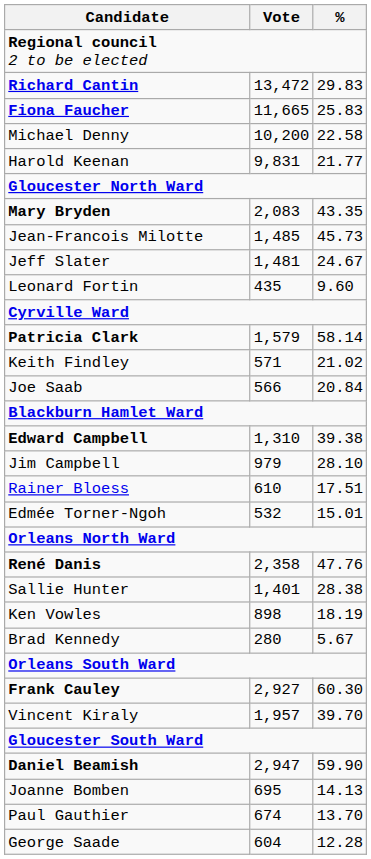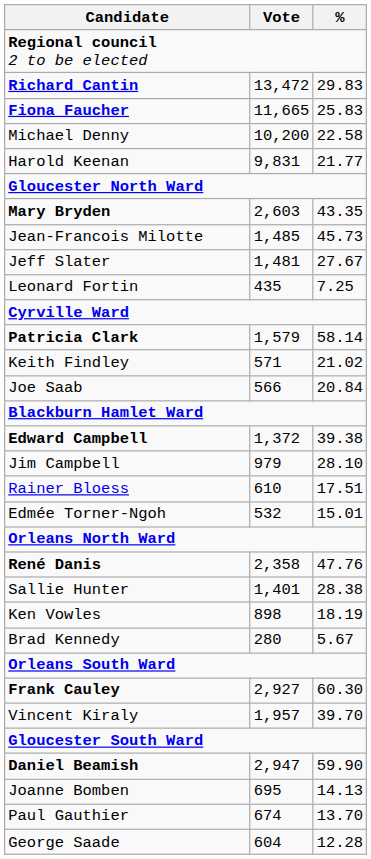(277, 212) 2,083 -> (277, 212) 2,603
(340, 262) 24.67 -> (340, 262) 27.67
(335, 287) 9.60 -> (335, 287) 7.25
(277, 438) 1,310 -> (277, 438) 1,372
